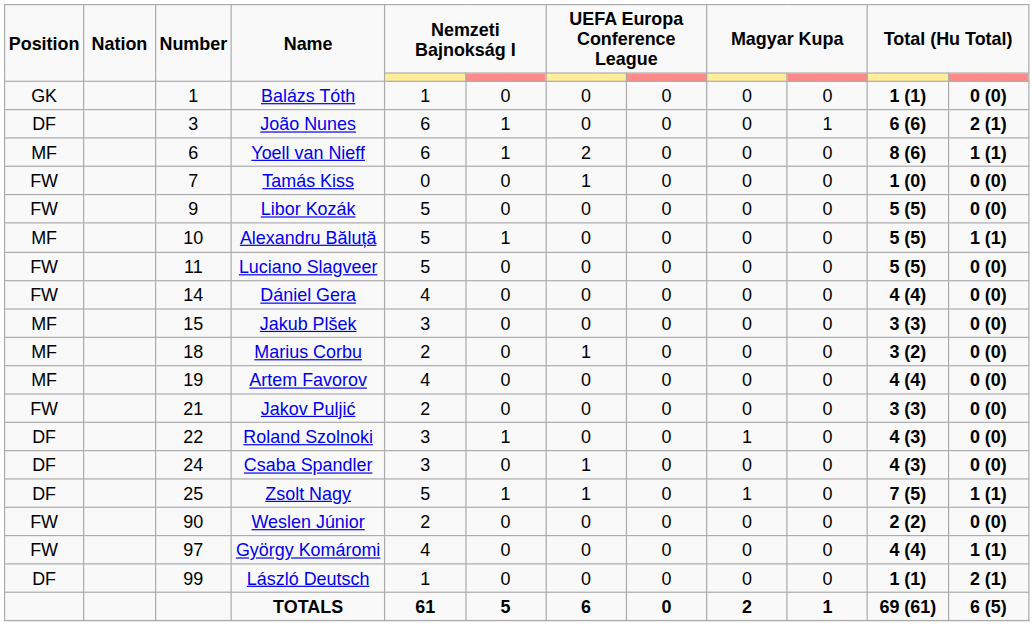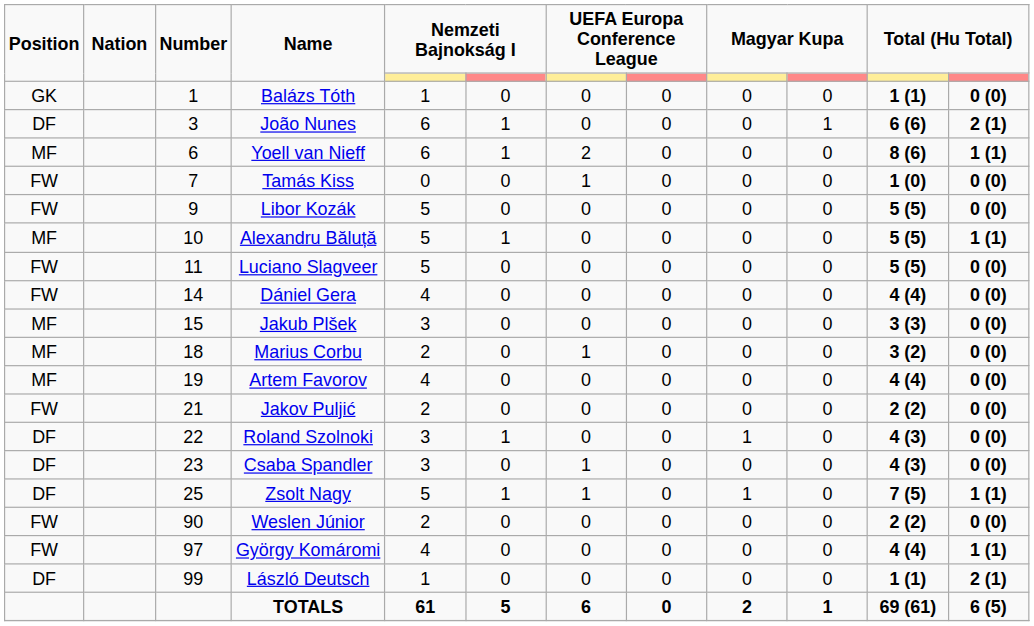(908, 408) 3 (3) -> (908, 408) 2 (2)
(193, 465) 24 -> (193, 465) 23
